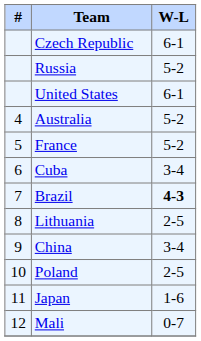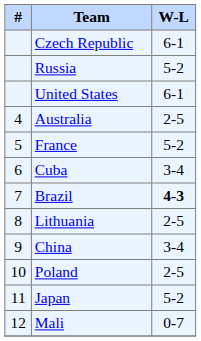(174, 119) 5-2 -> (174, 119) 2-5
(174, 297) 1-6 -> (174, 297) 5-2
